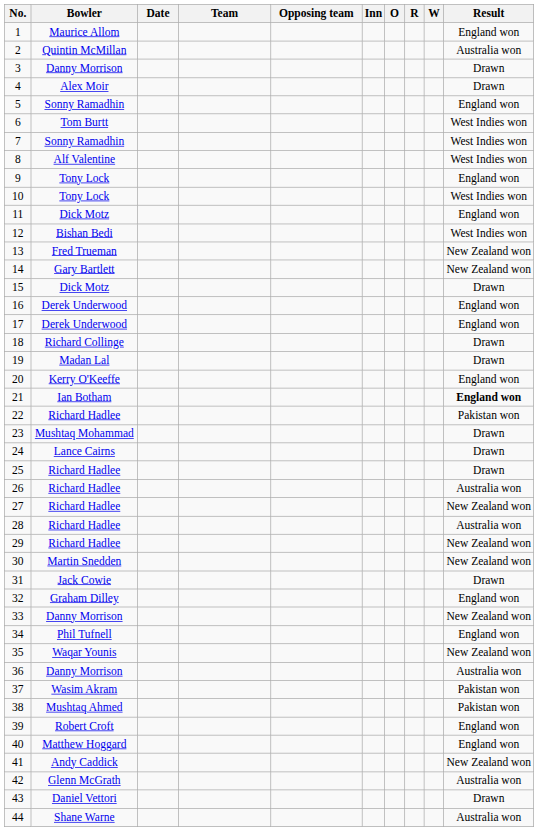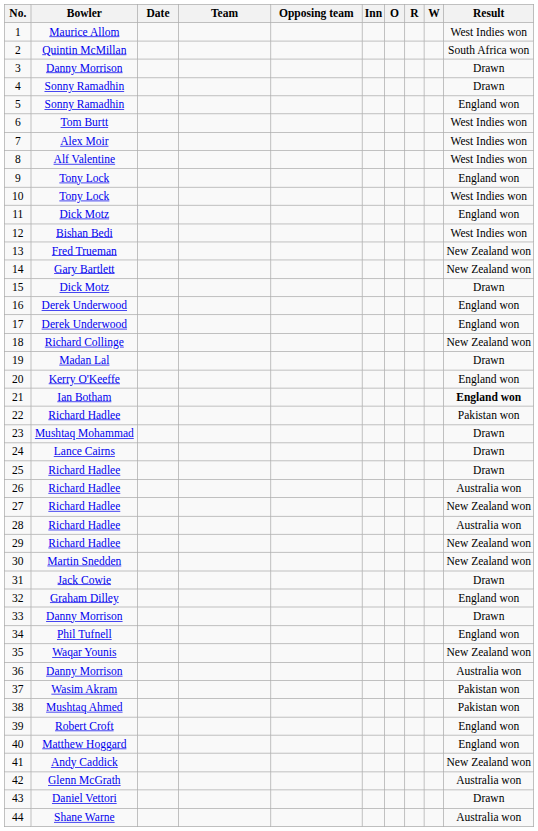(489, 31) England won -> (489, 31) West Indies won
(489, 50) Australia won -> (489, 50) South Africa won
(84, 86) Alex Moir -> (84, 86) Sonny Ramadhin
(84, 141) Sonny Ramadhin -> (84, 141) Alex Moir
(489, 342) Drawn -> (489, 342) New Zealand won
(489, 616) New Zealand won -> (489, 616) Drawn
